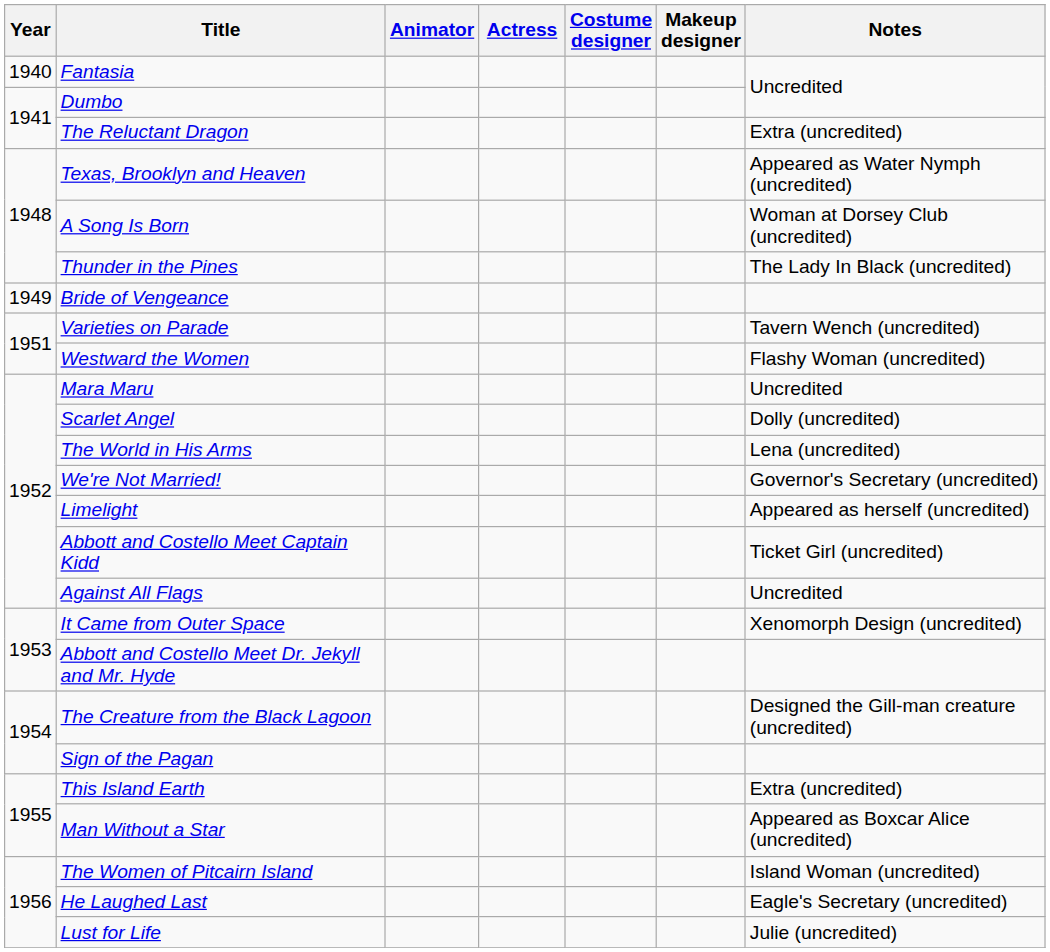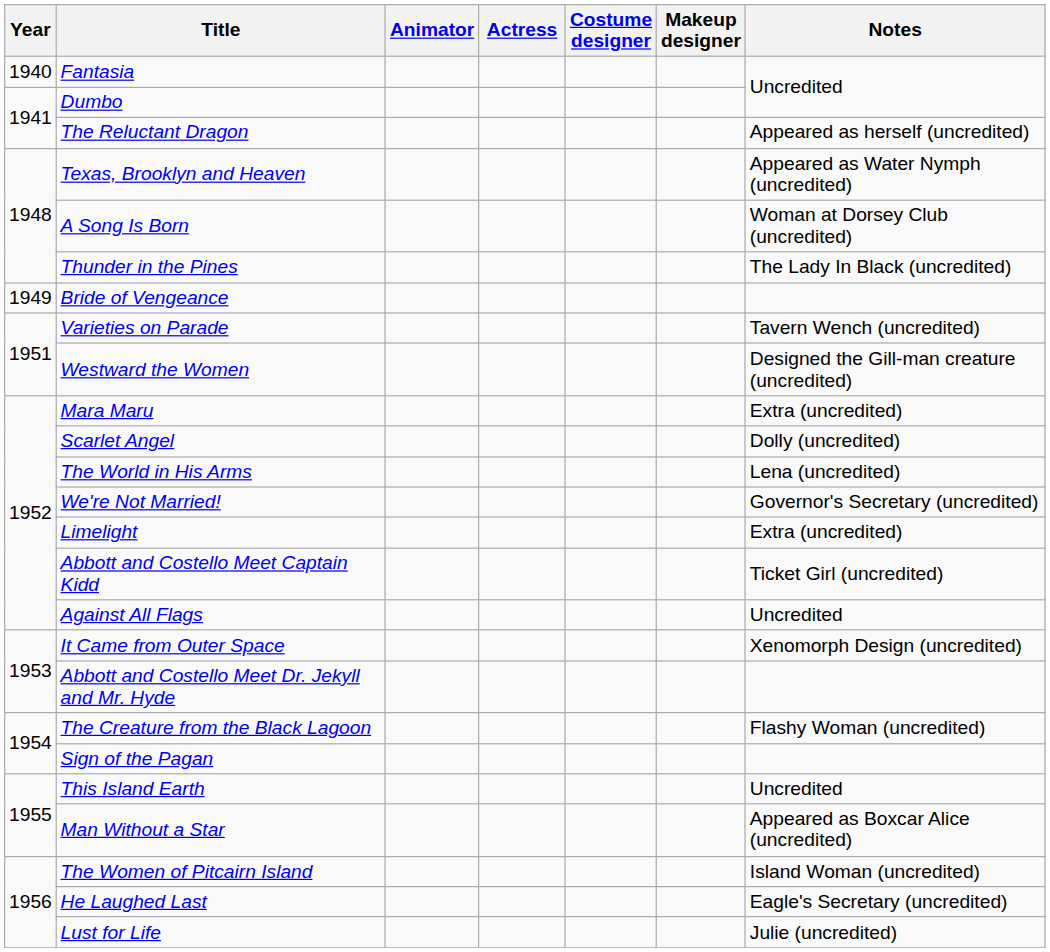(826, 132) Extra (uncredited) -> (890, 132) Appeared as herself (uncredited)
(868, 358) Flashy Woman (uncredited) -> (883, 369) Designed the Gill-man creature (uncredited)
(796, 389) Uncredited -> (826, 410) Extra (uncredited)
(890, 510) Appeared as herself (uncredited) -> (826, 532) Extra (uncredited)
(883, 717) Designed the Gill-man creature (uncredited) -> (868, 727) Flashy Woman (uncredited)
(826, 788) Extra (uncredited) -> (796, 788) Uncredited
